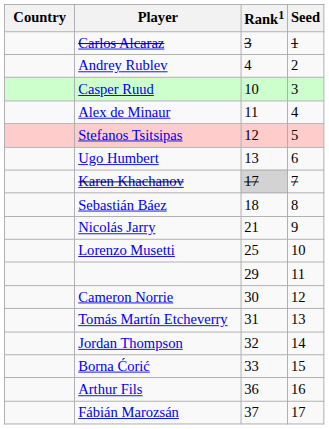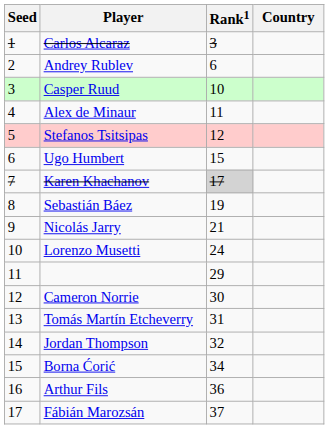columns swapped: (40, 18) <-> (306, 18)
(248, 66) 4 -> (213, 66) 6
(251, 158) 13 -> (217, 158) 15
(251, 204) 18 -> (217, 204) 19
(251, 250) 25 -> (217, 250) 24
(251, 366) 33 -> (217, 366) 34
